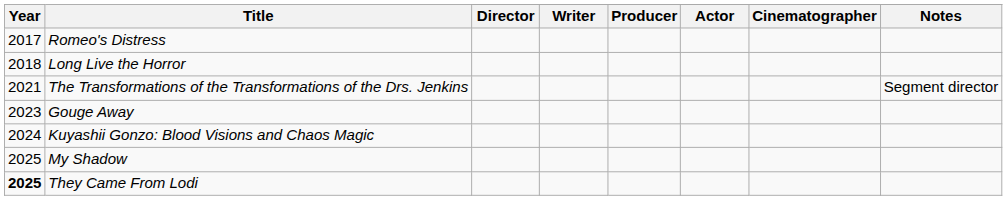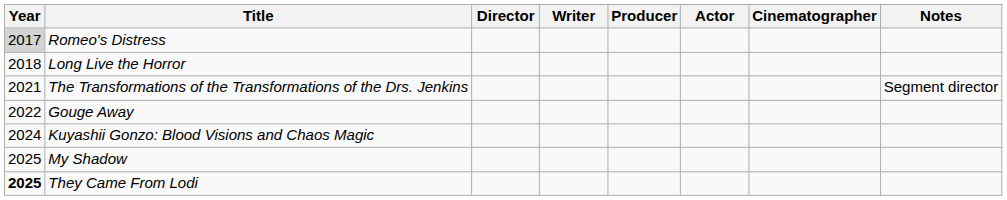(25, 40) no background -> (25, 40) lightgrey background
(25, 111) 2023 -> (25, 111) 2022
